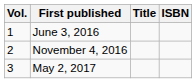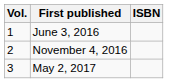- column: (144, 13)
